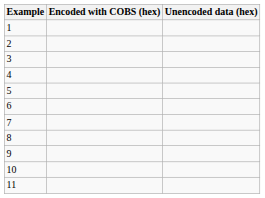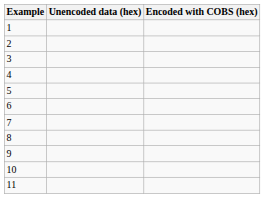columns swapped: (211, 12) <-> (104, 12)
